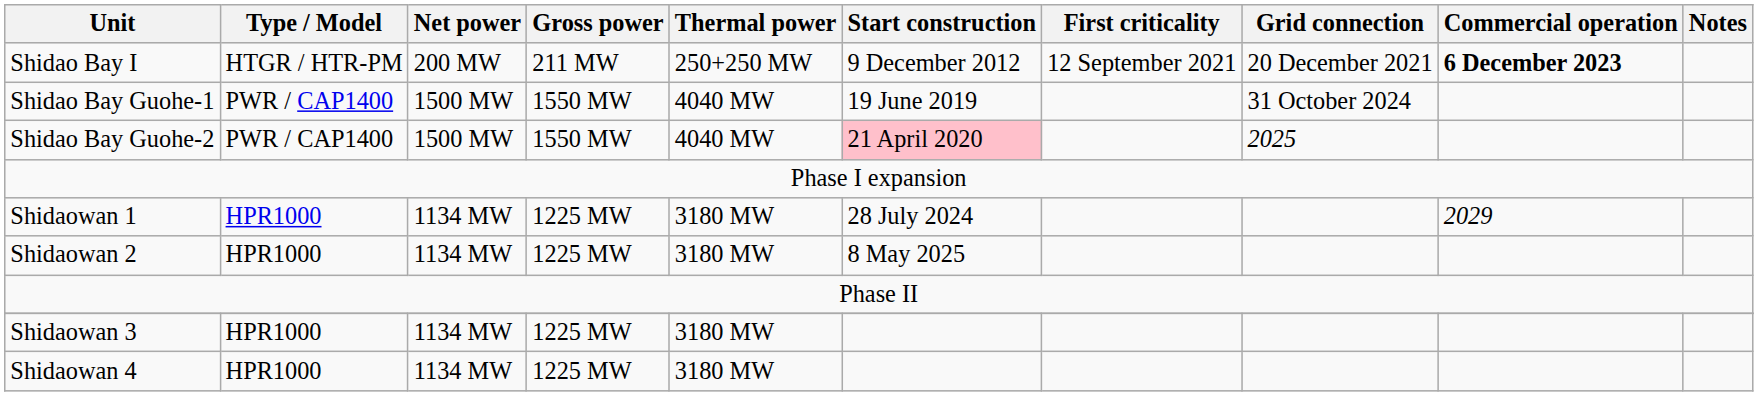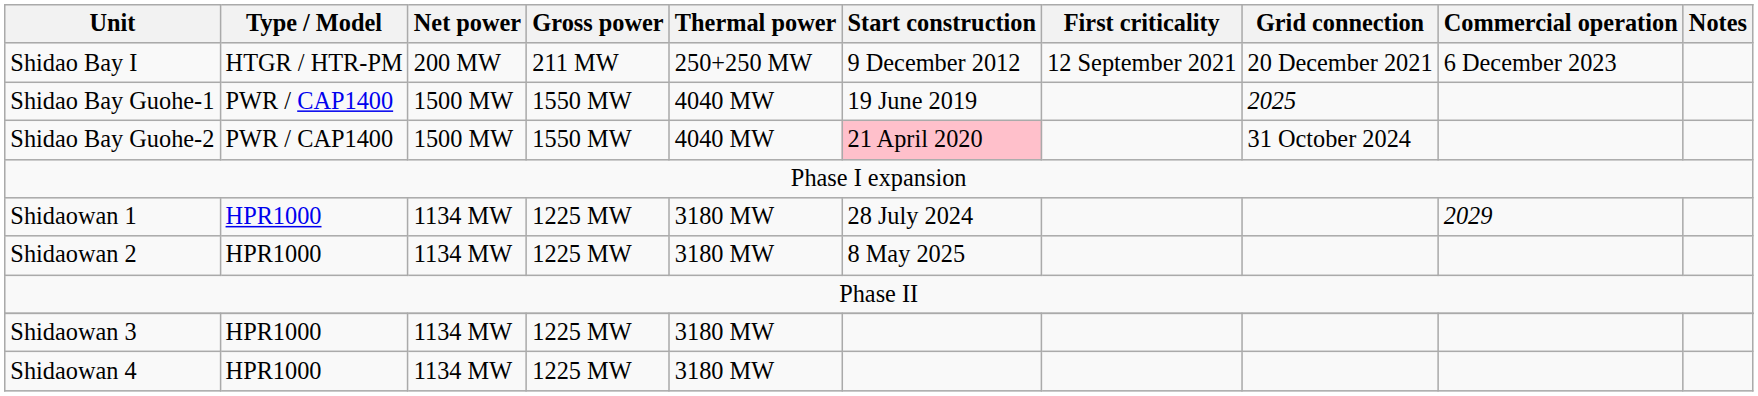(1533, 62) bold -> (1530, 62) normal
(1329, 100) 31 October 2024 -> (1272, 100) 2025
(1272, 139) 2025 -> (1329, 139) 31 October 2024
